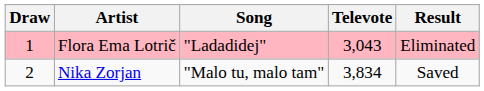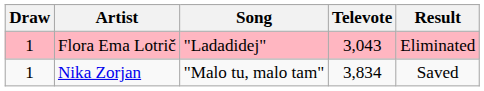(30, 72) 2 -> (30, 72) 1
